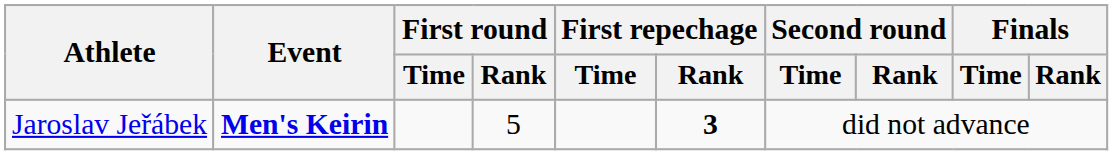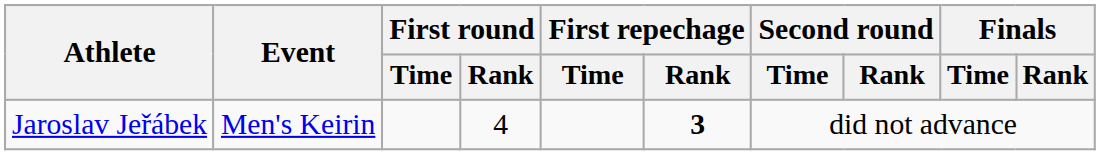(305, 124) bold -> (298, 124) normal
(513, 124) 5 -> (501, 124) 4
